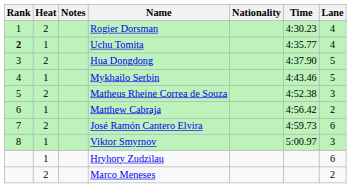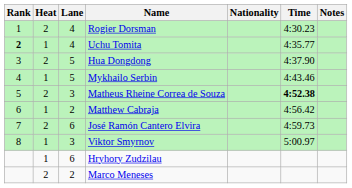columns swapped: (333, 12) <-> (73, 12)
(301, 93) normal -> (299, 93) bold
